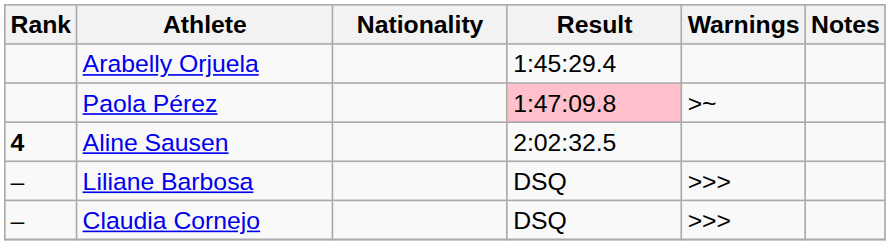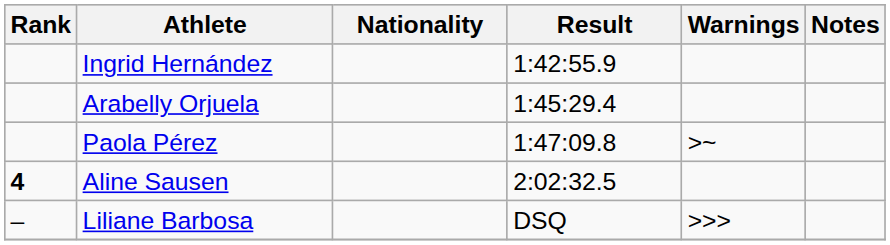+ row: (178, 64)
(565, 103) pink background -> (565, 142) no background
- row: (171, 221)
